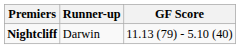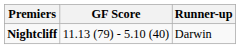columns swapped: (179, 14) <-> (92, 14)
